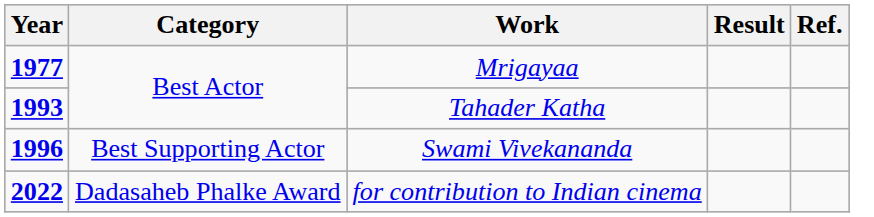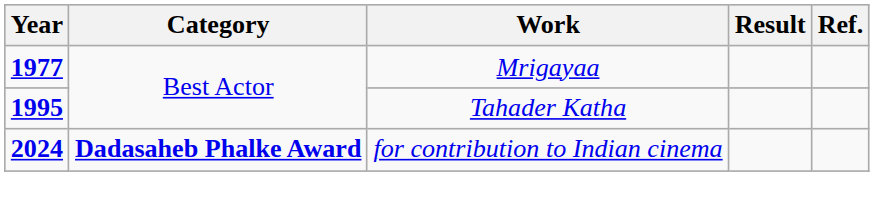(37, 107) 1993 -> (37, 107) 1995
- row: (527, 149)
(37, 190) 2022 -> (37, 149) 2024
(208, 190) normal -> (218, 149) bold
